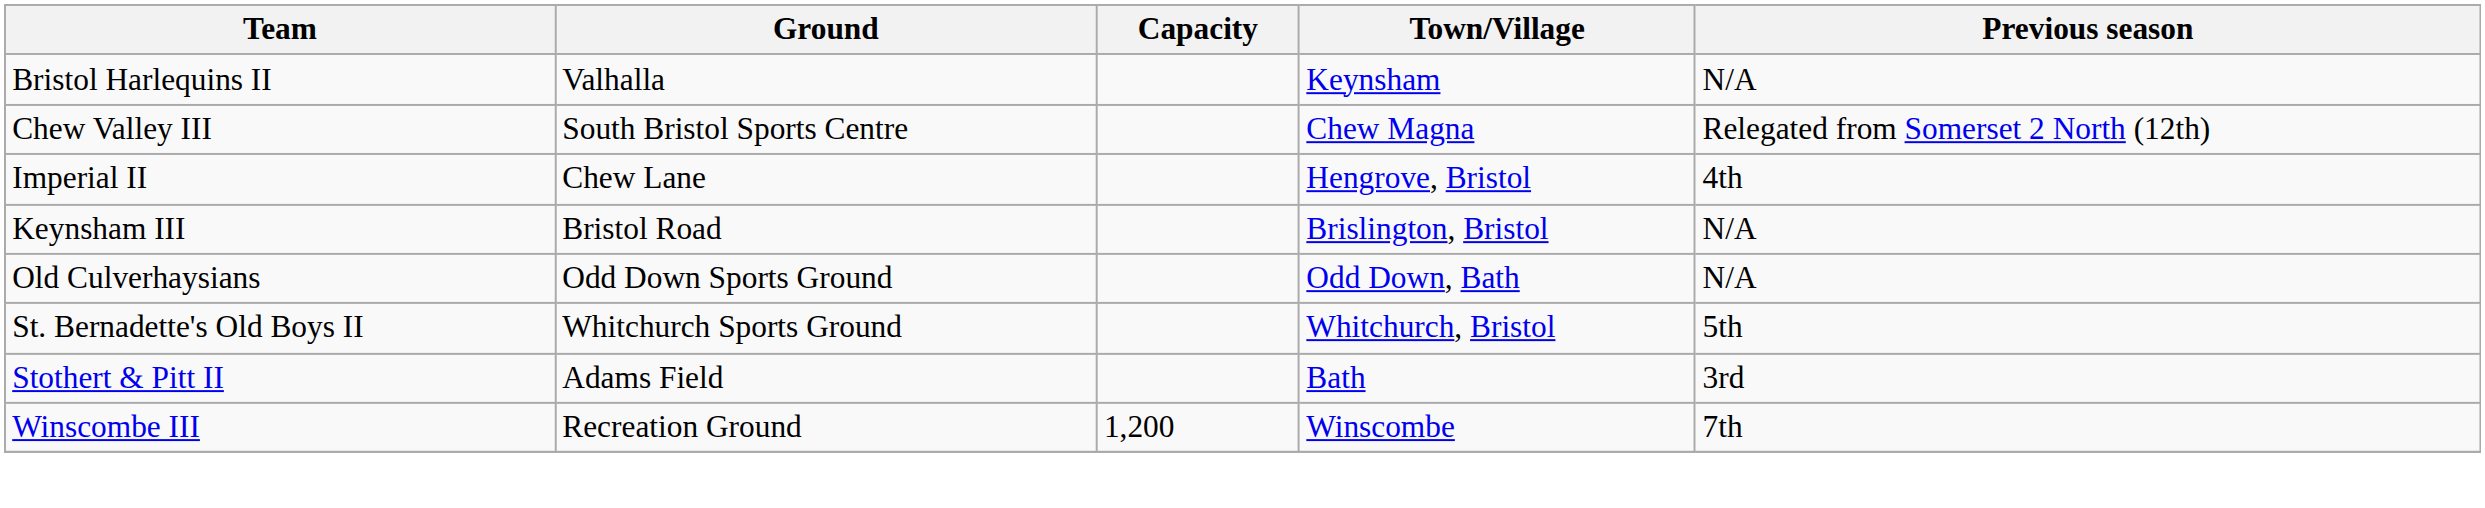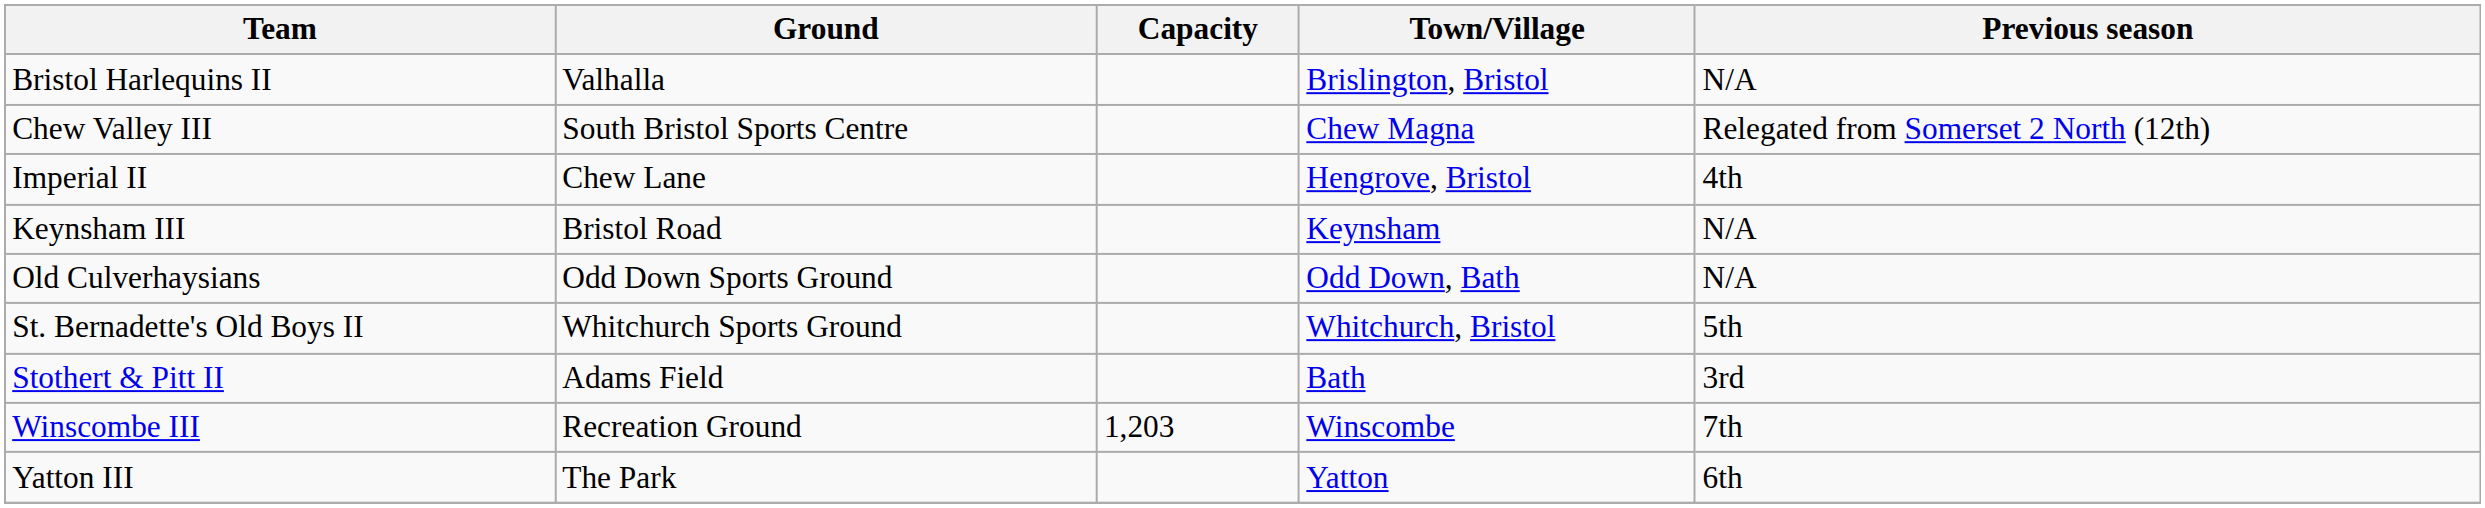(1373, 79) Keynsham -> (1427, 79) Brislington, Bristol
(1427, 228) Brislington, Bristol -> (1373, 228) Keynsham
(1139, 427) 1,200 -> (1139, 427) 1,203
+ row: (73, 476)
